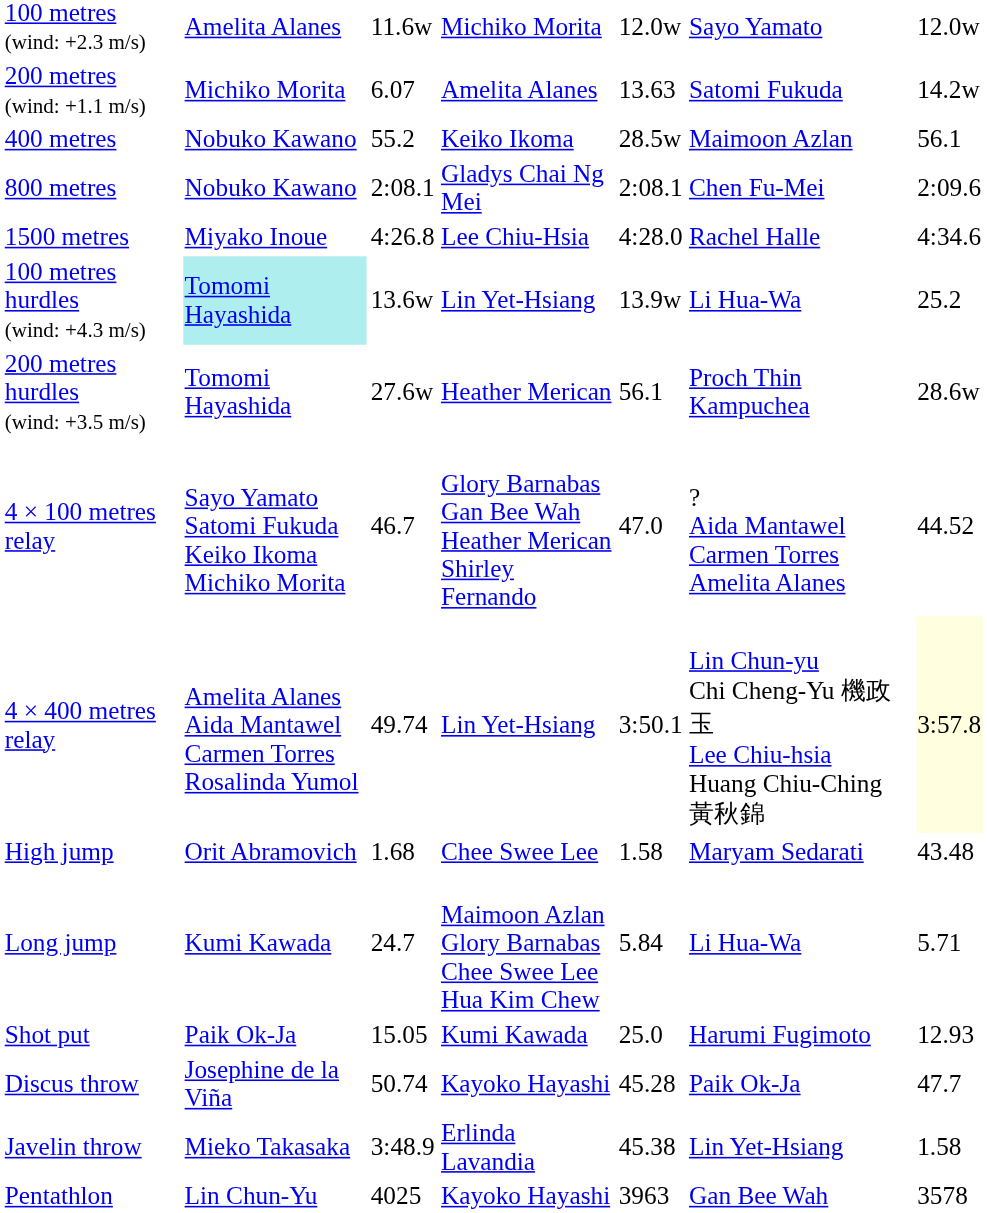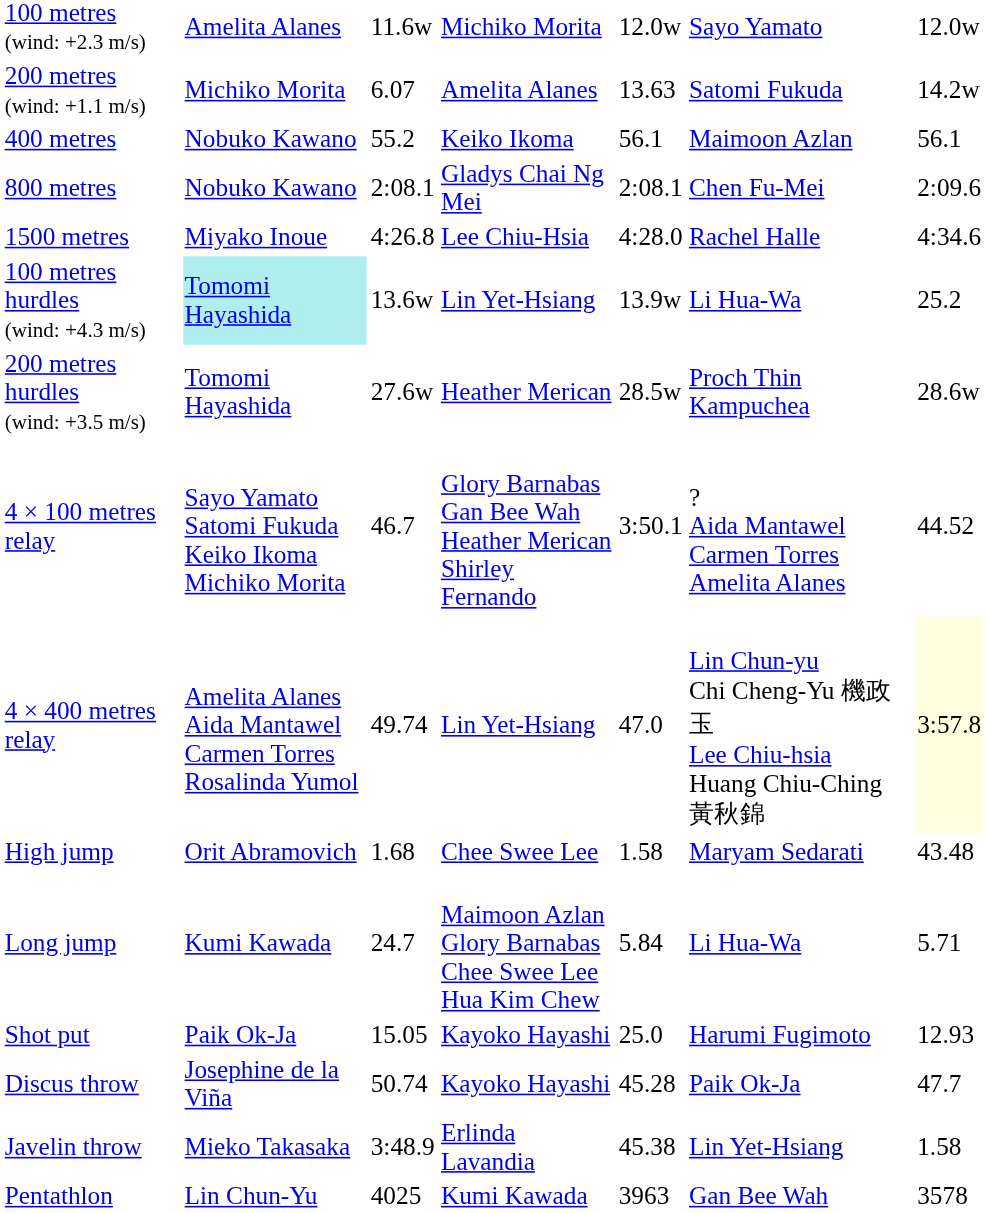(650, 139) 28.5w -> (641, 139) 56.1
(641, 391) 56.1 -> (650, 391) 28.5w
(641, 526) 47.0 -> (651, 526) 3:50.1
(651, 724) 3:50.1 -> (641, 724) 47.0
(514, 1034) Kumi Kawada -> (526, 1034) Kayoko Hayashi
(526, 1196) Kayoko Hayashi -> (514, 1196) Kumi Kawada
